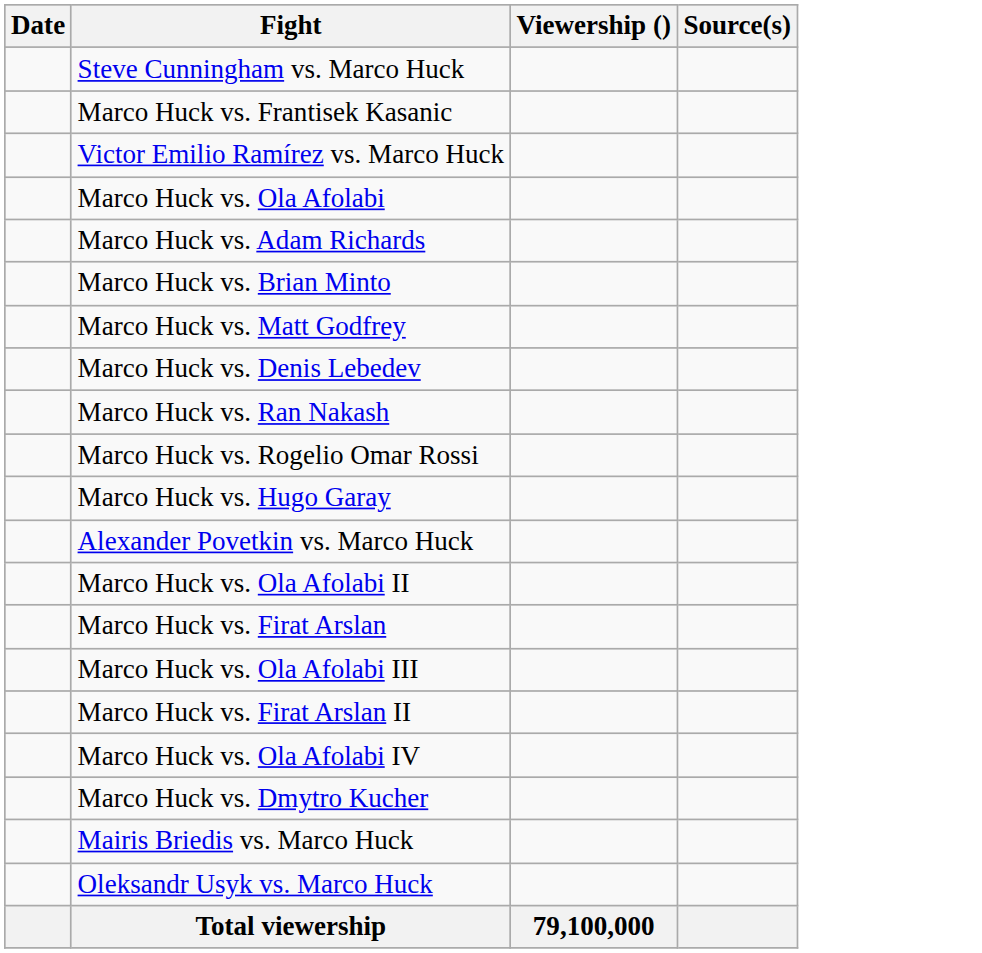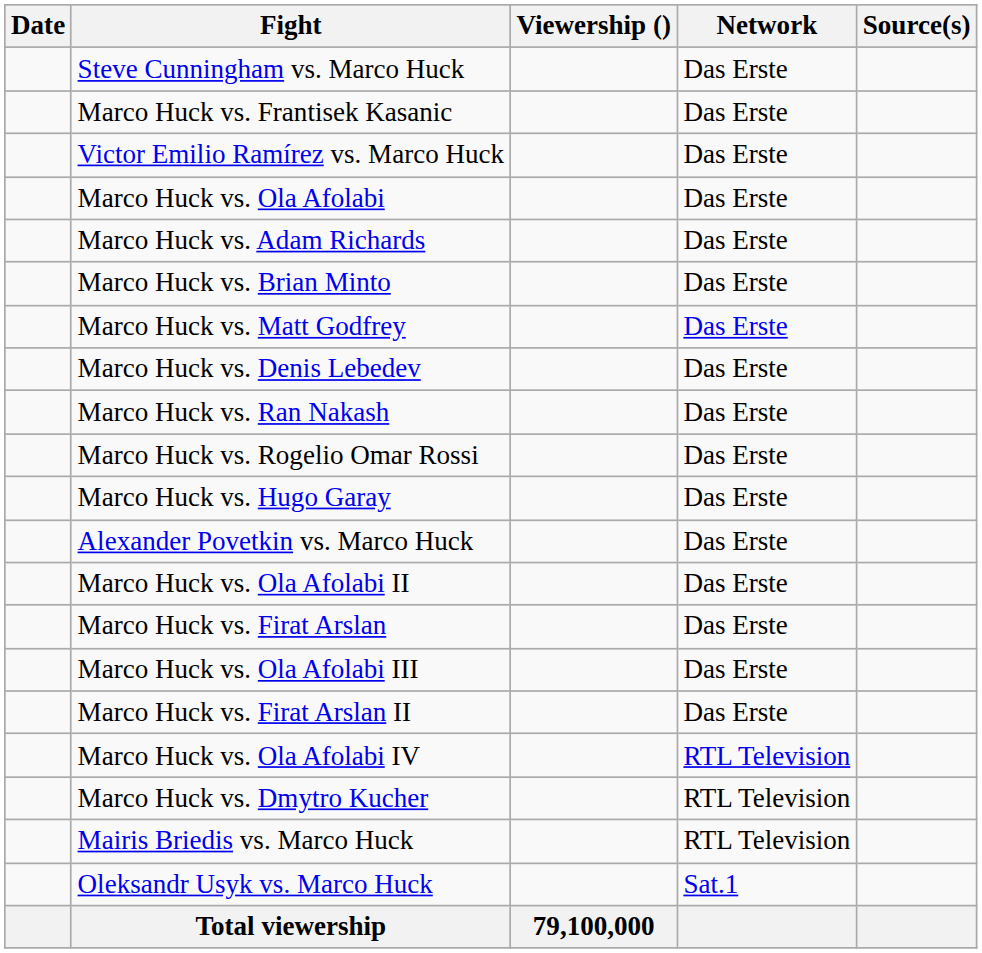+ column: (767, 25)
